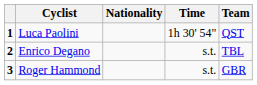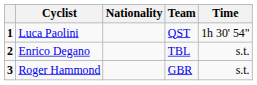columns swapped: (236, 13) <-> (192, 13)
